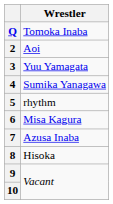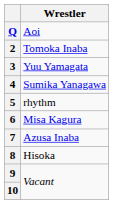(55, 31) Tomoka Inaba -> (32, 31) Aoi
(32, 48) Aoi -> (55, 48) Tomoka Inaba
